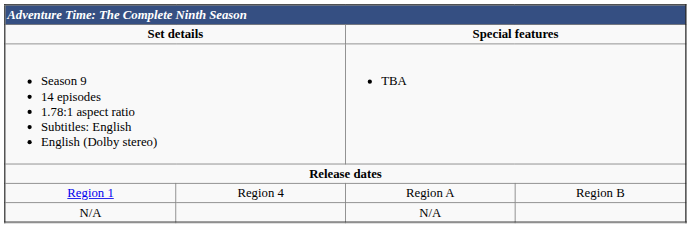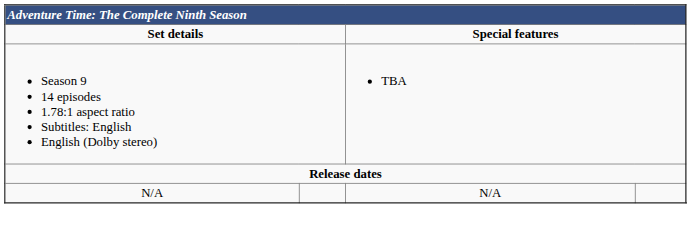- row: (91, 193)
